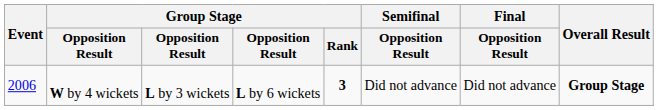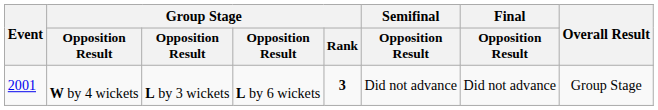(22, 85) 2006 -> (22, 85) 2001
(606, 85) bold -> (606, 85) normal
